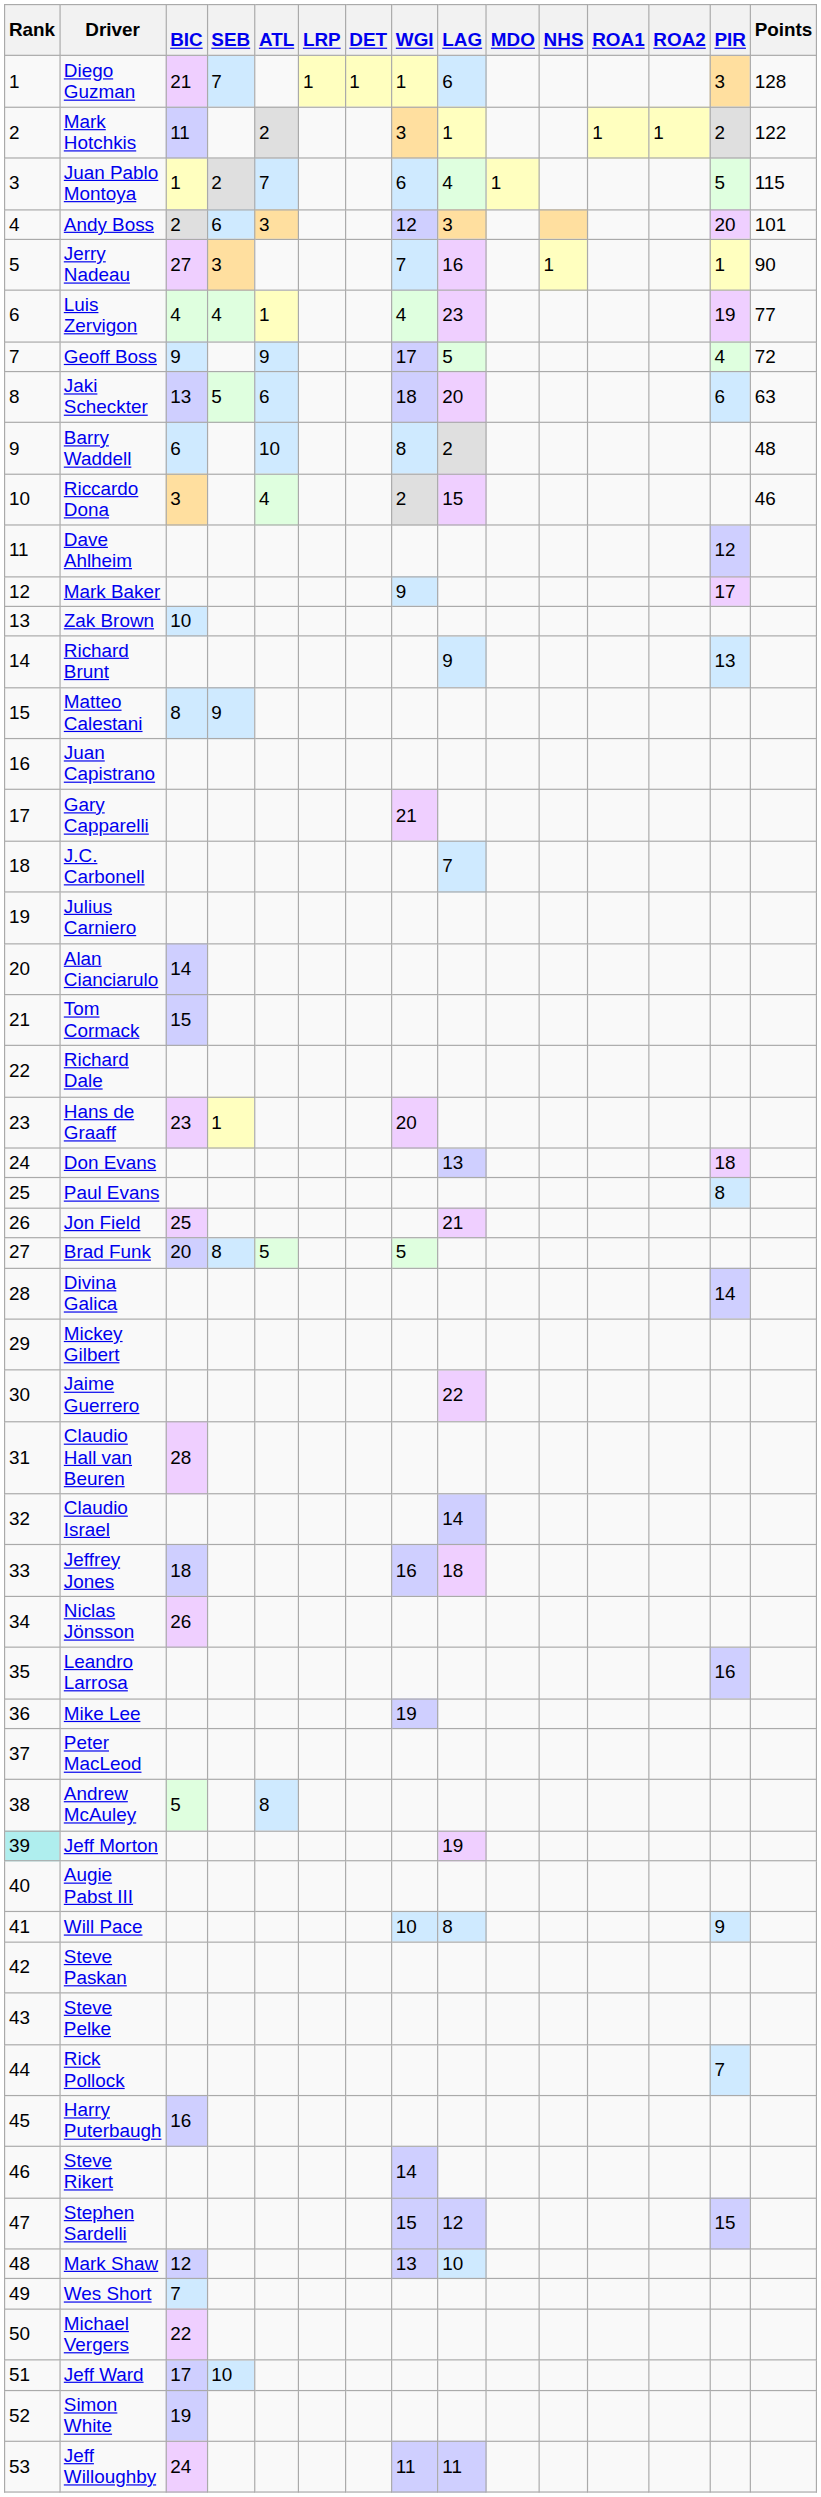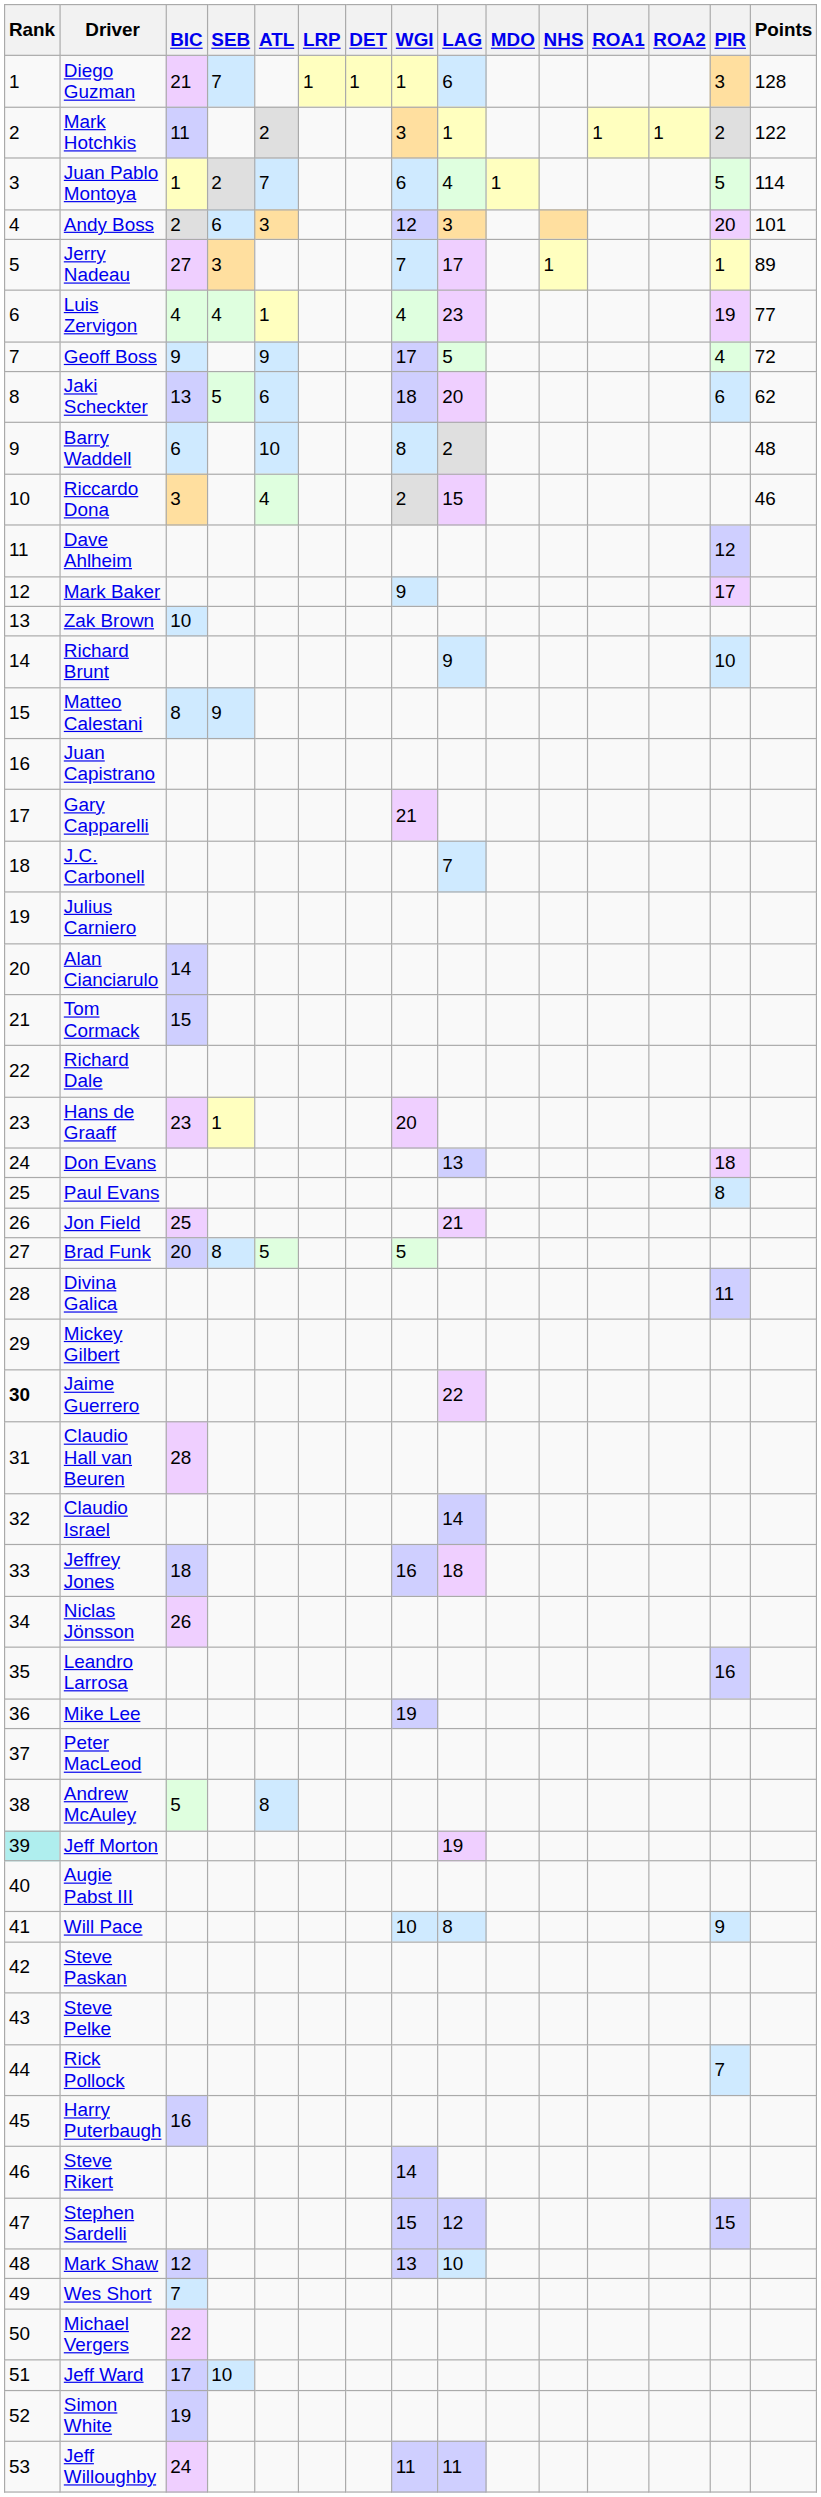(770, 183) 115 -> (770, 183) 114
(453, 264) 16 -> (453, 264) 17
(765, 264) 90 -> (765, 264) 89
(765, 397) 63 -> (765, 397) 62
(725, 661) 13 -> (725, 661) 10
(725, 1293) 14 -> (724, 1293) 11
(19, 1395) normal -> (19, 1395) bold
